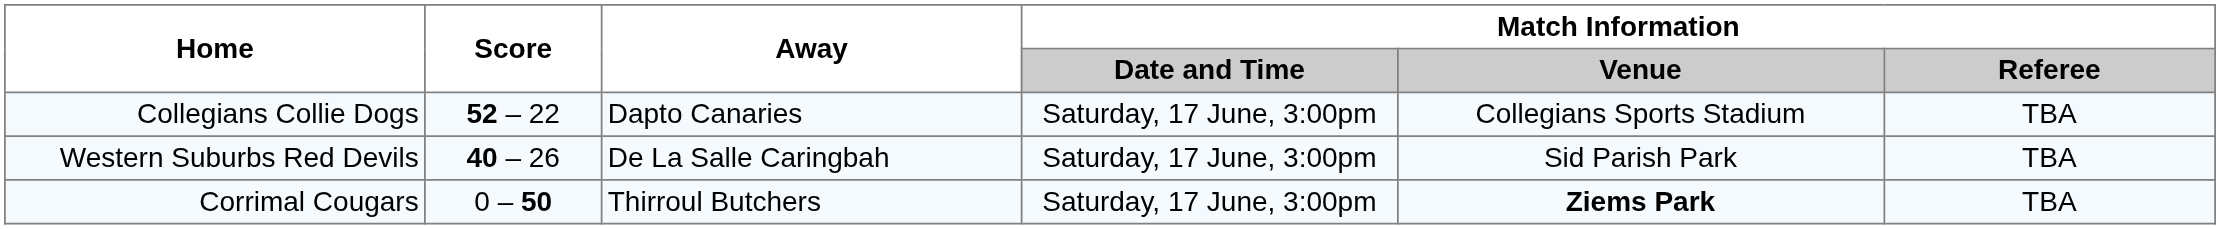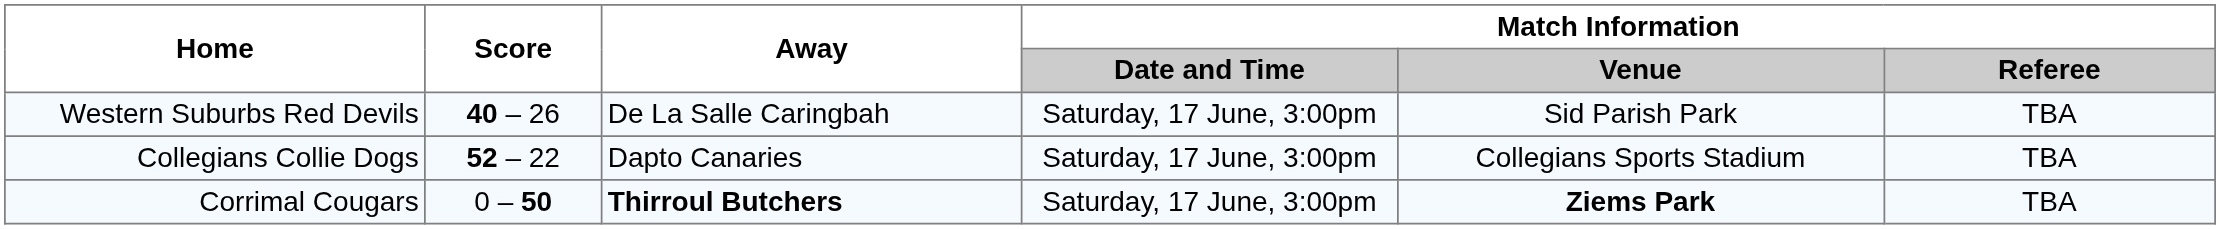rows swapped: (278, 113) <-> (239, 157)
(714, 201) normal -> (725, 201) bold
